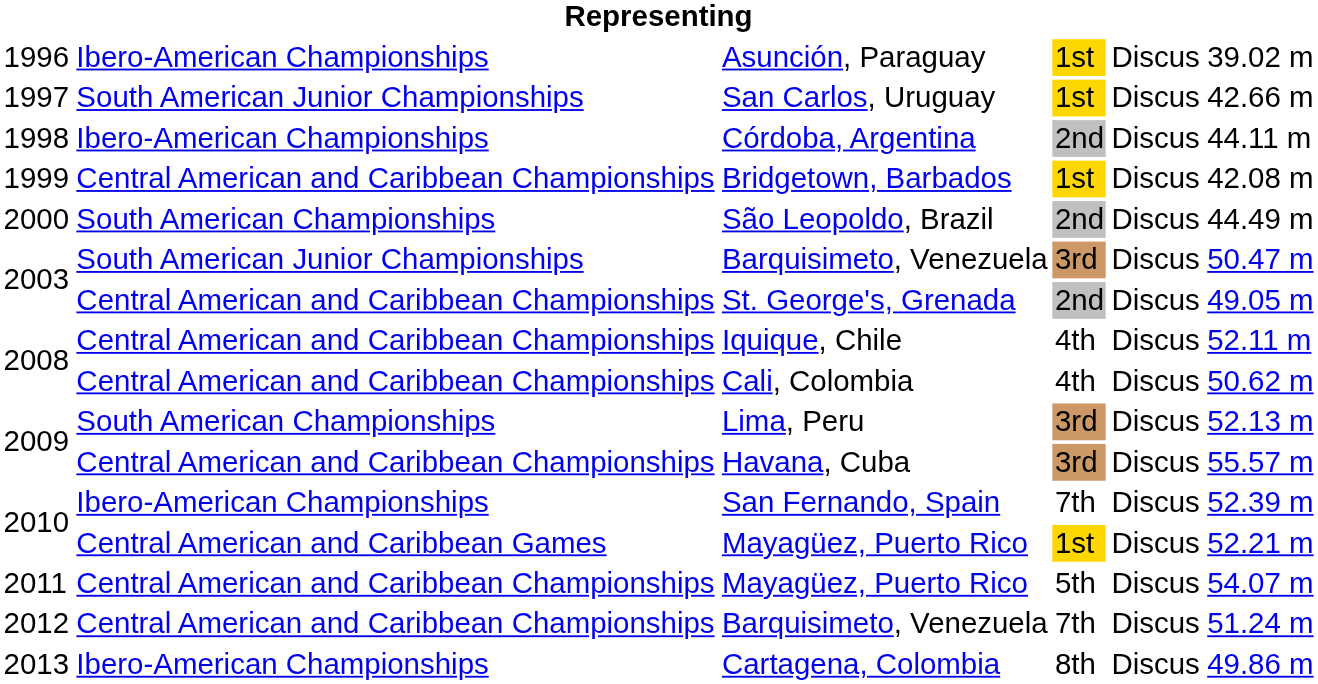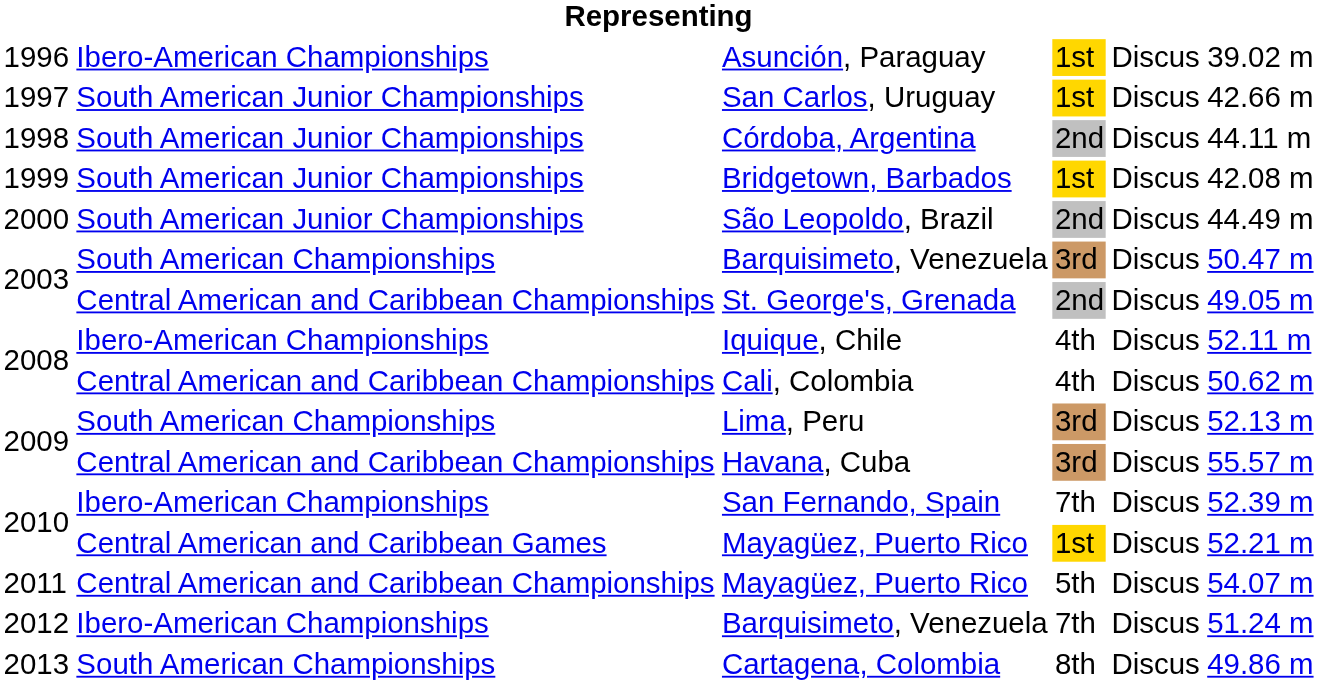(283, 138) Ibero-American Championships -> (330, 138) South American Junior Championships
(395, 178) Central American and Caribbean Championships -> (330, 178) South American Junior Championships
(286, 219) South American Championships -> (330, 219) South American Junior Championships
(330, 259) South American Junior Championships -> (286, 259) South American Championships
(395, 340) Central American and Caribbean Championships -> (283, 340) Ibero-American Championships
(395, 623) Central American and Caribbean Championships -> (283, 623) Ibero-American Championships
(283, 664) Ibero-American Championships -> (286, 664) South American Championships
